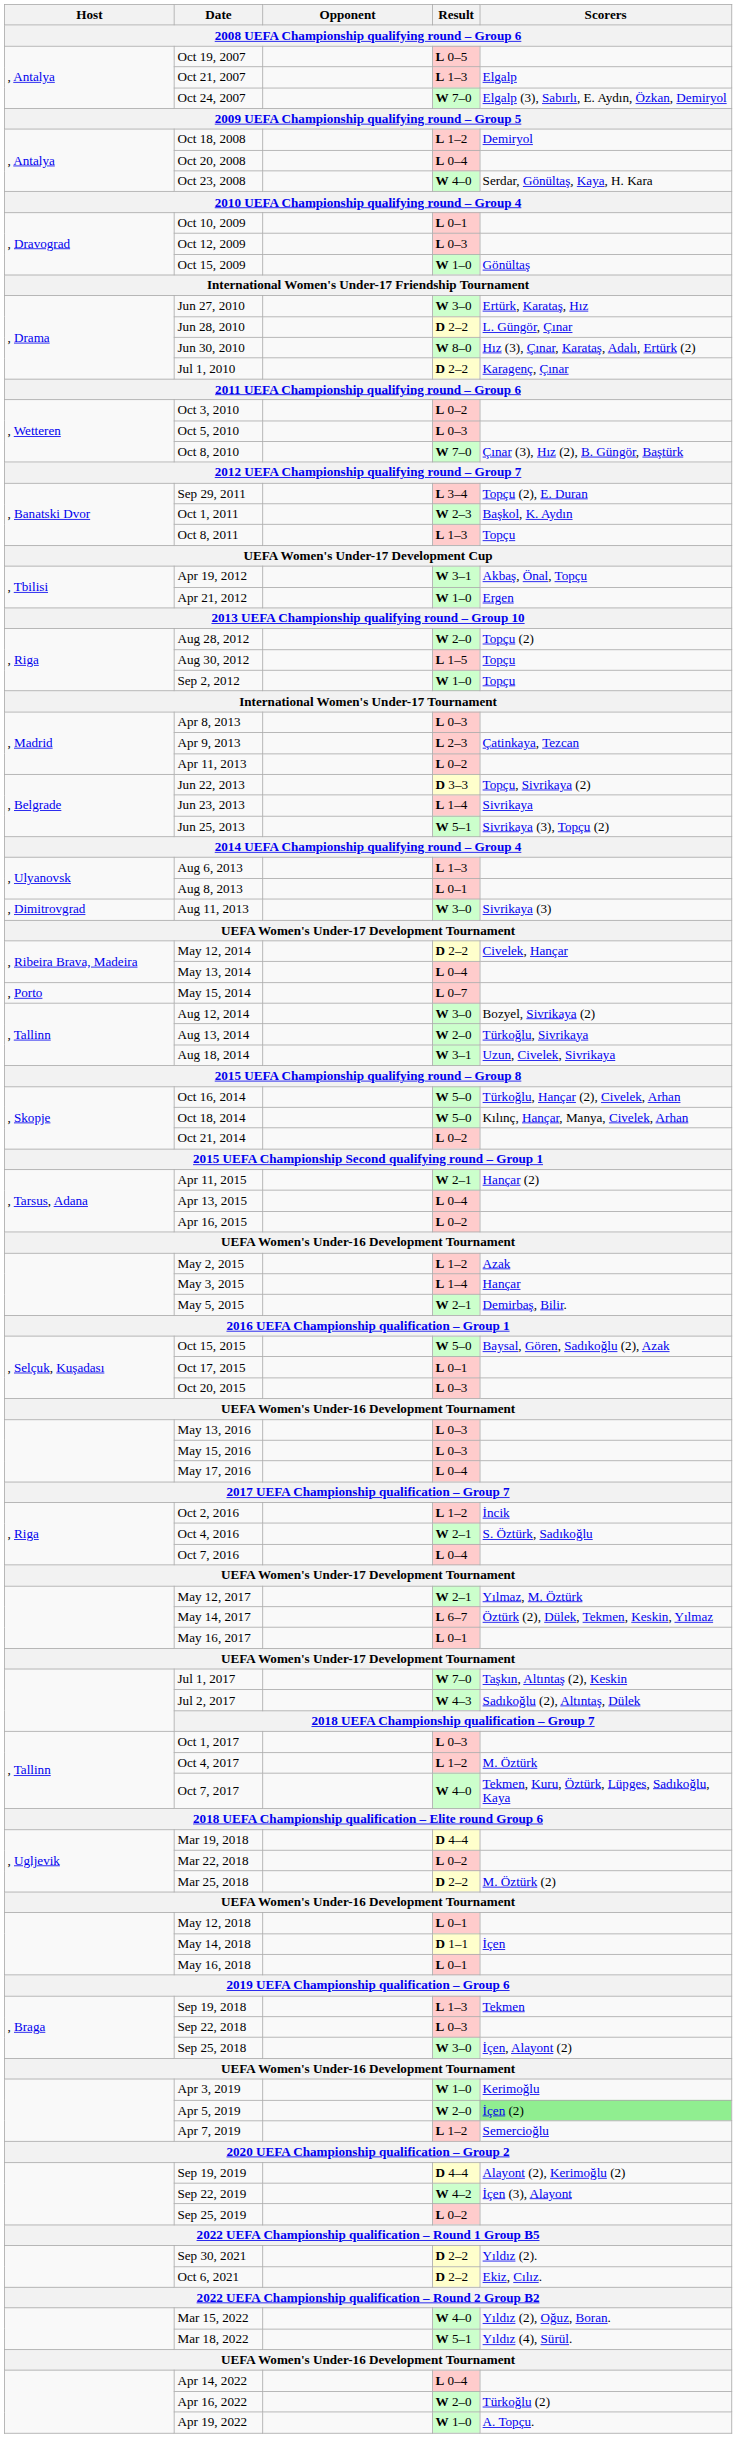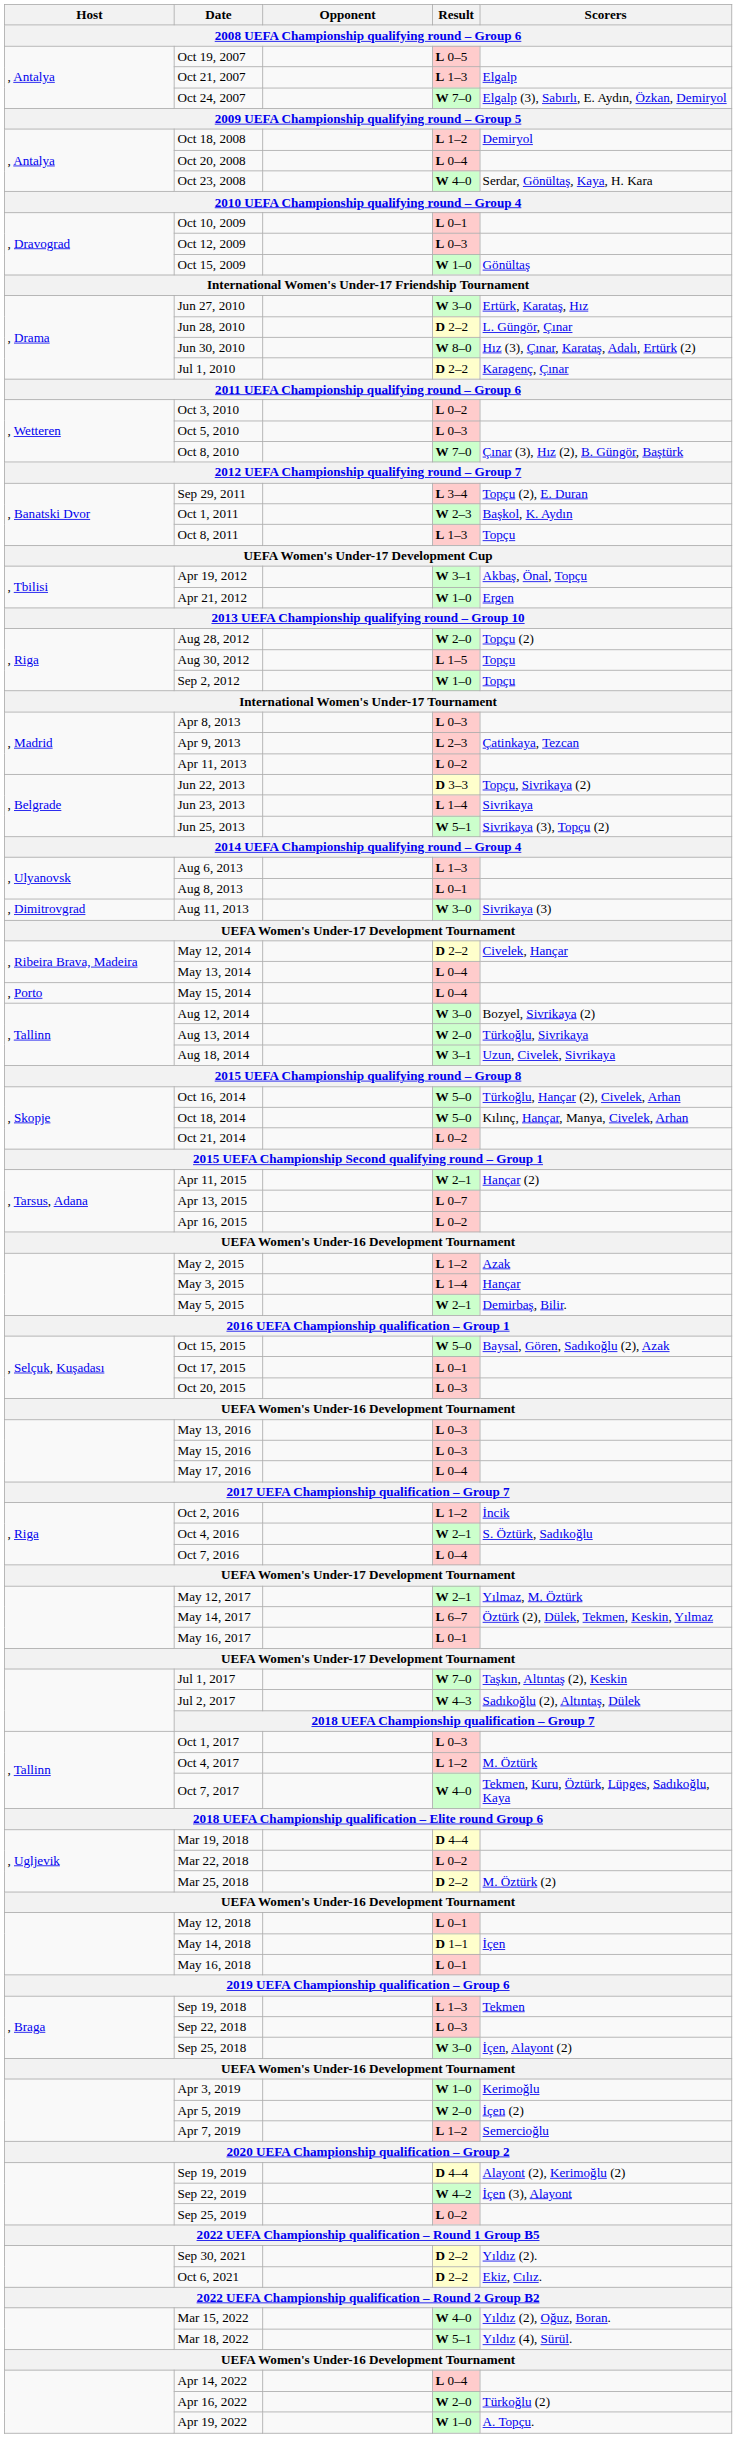(451, 992) L 0–7 -> (451, 992) L 0–4
(451, 1200) L 0–4 -> (451, 1200) L 0–7
(503, 2110) lightgreen background -> (503, 2110) no background
